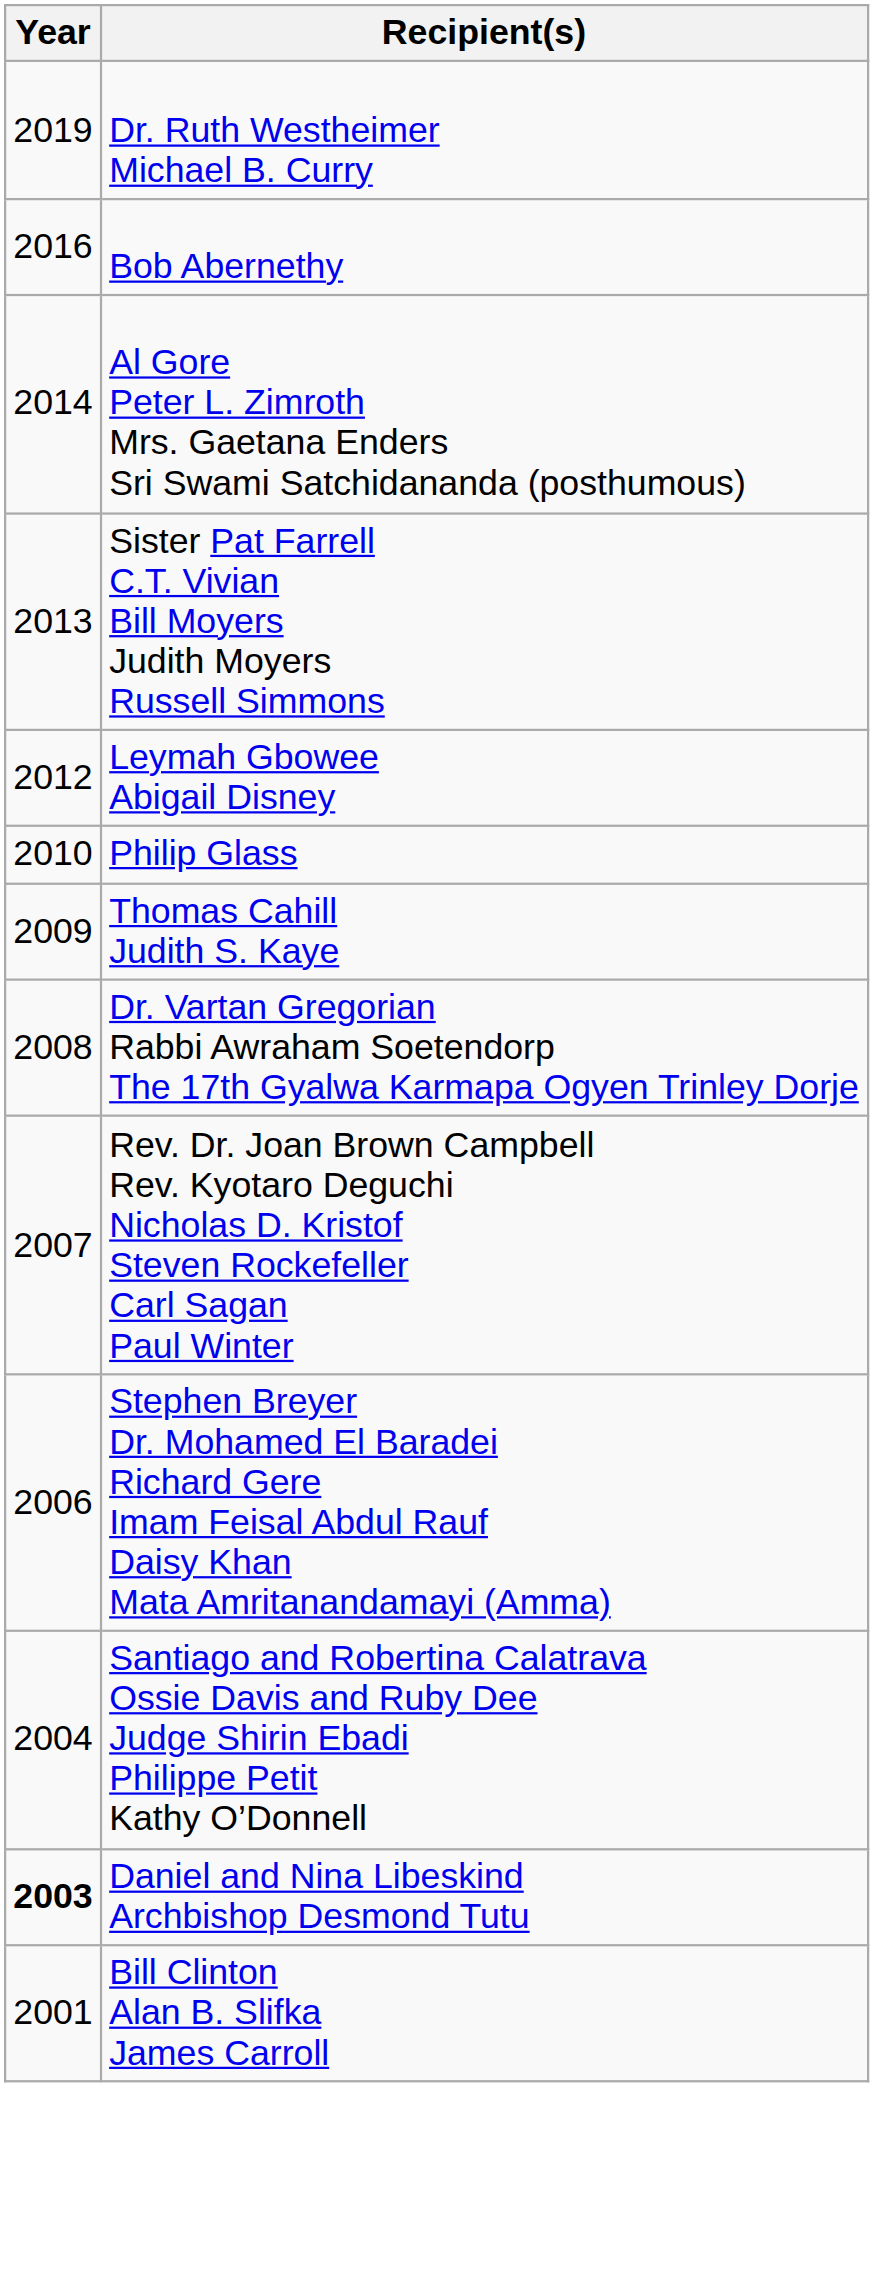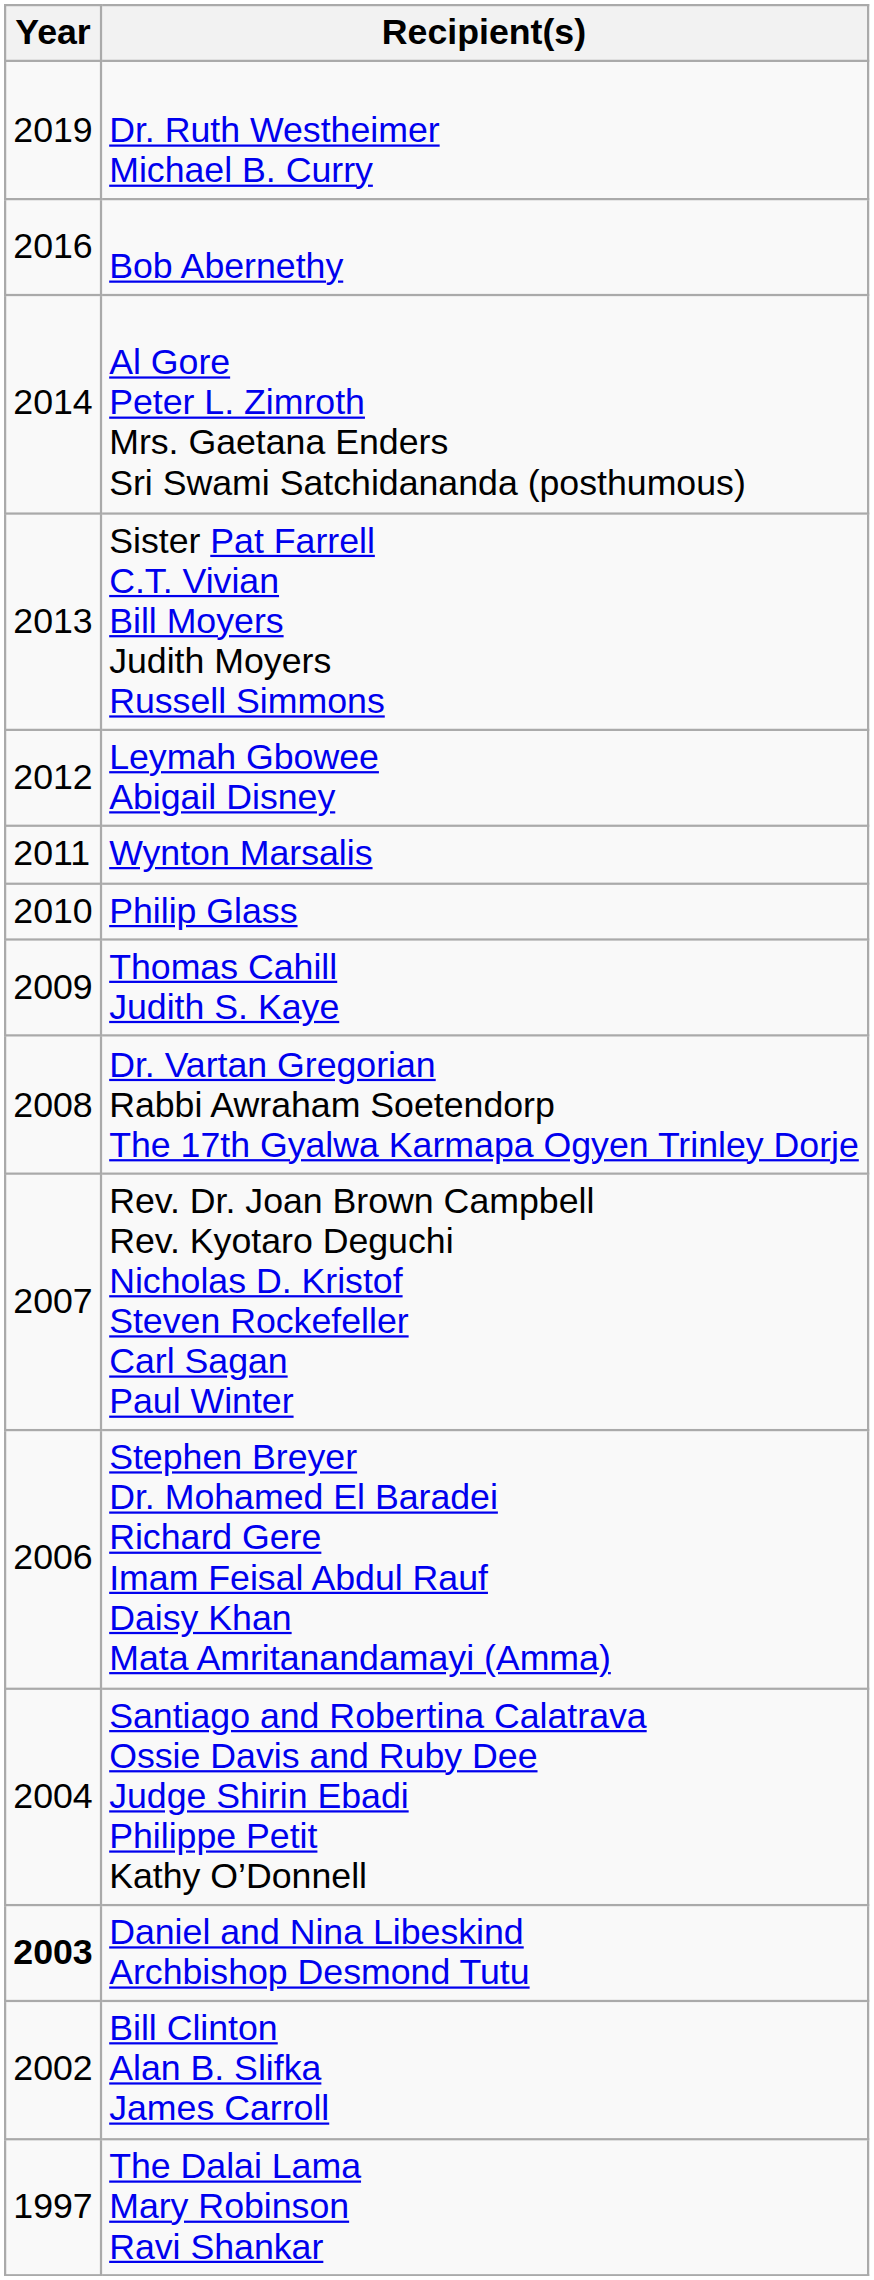+ row: (241, 853)
(53, 2012) 2001 -> (53, 2069) 2002
+ row: (235, 2206)
